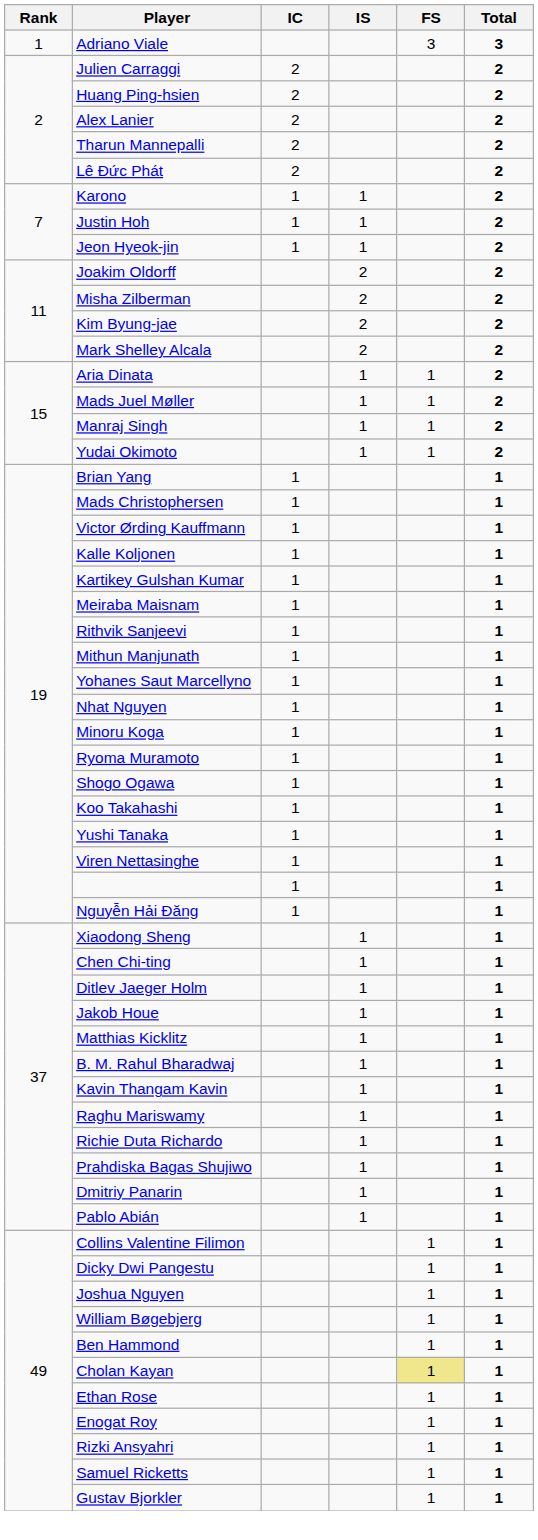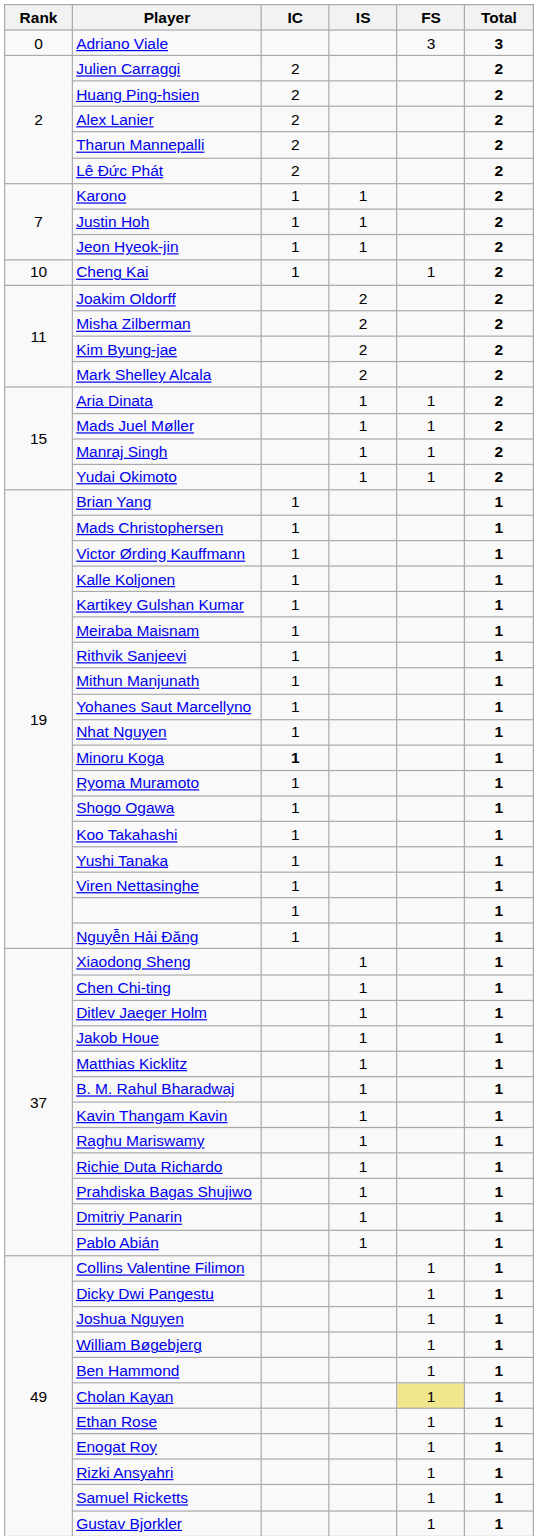(39, 43) 1 -> (39, 43) 0
+ row: (112, 272)
(295, 732) normal -> (295, 757) bold
